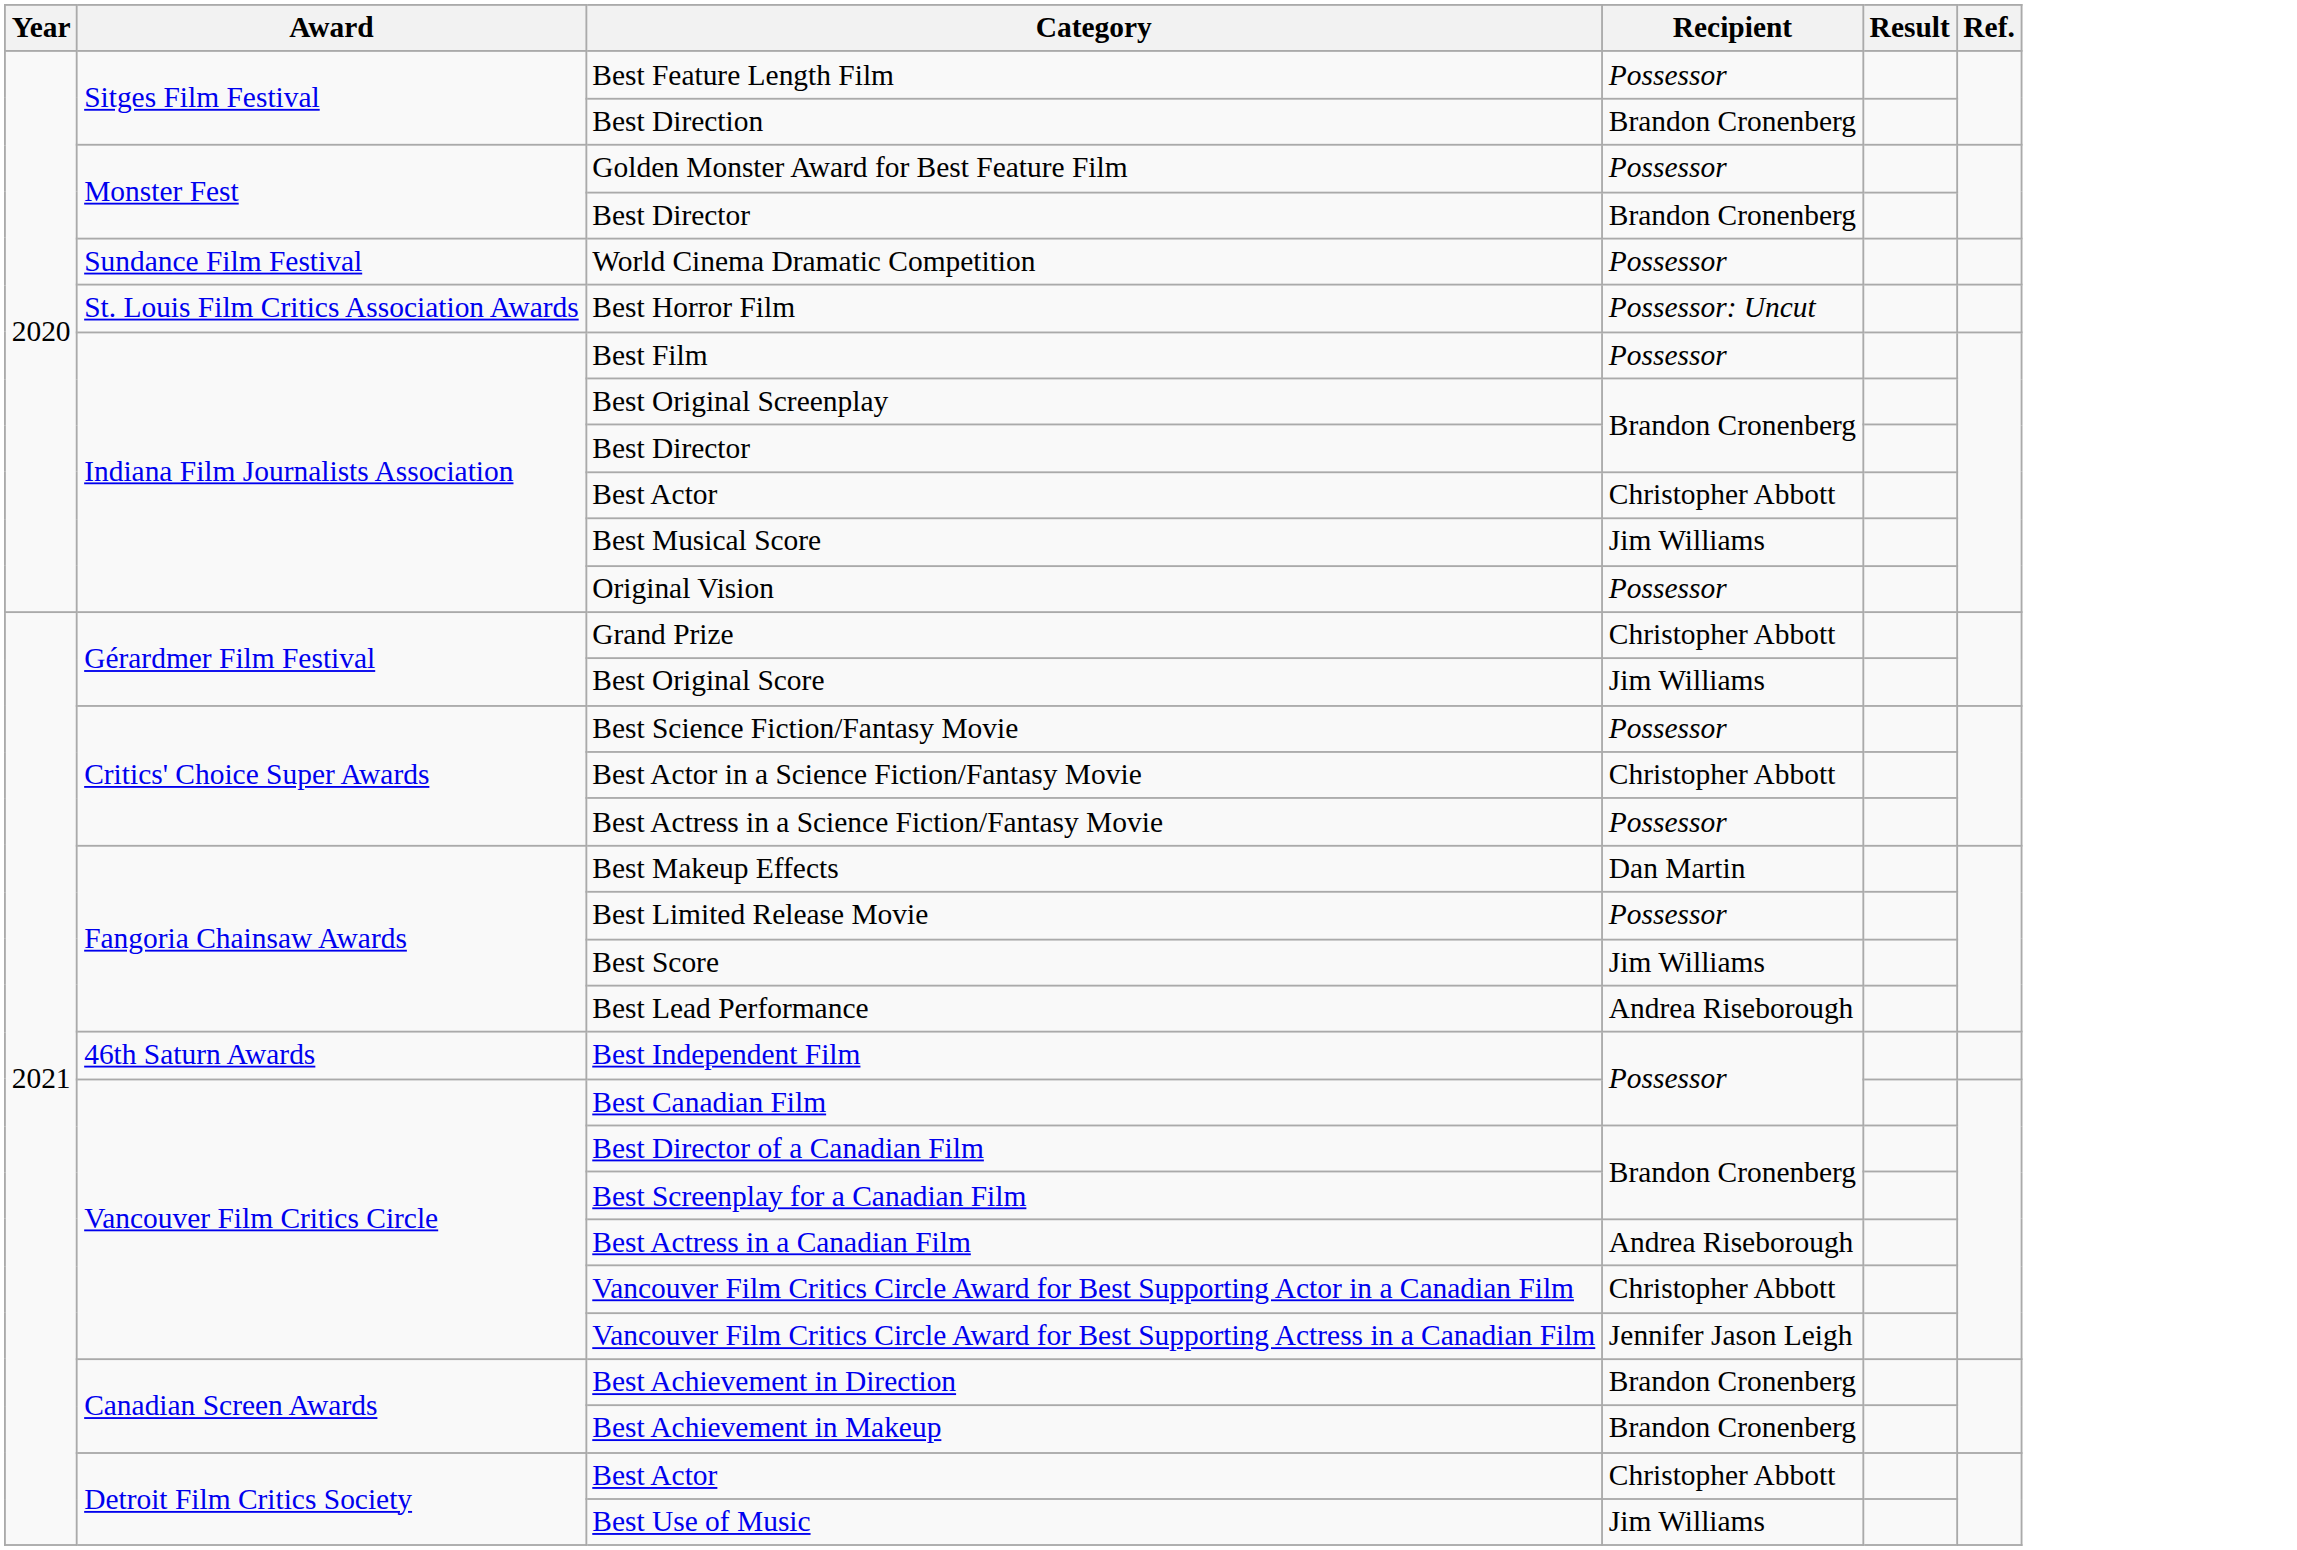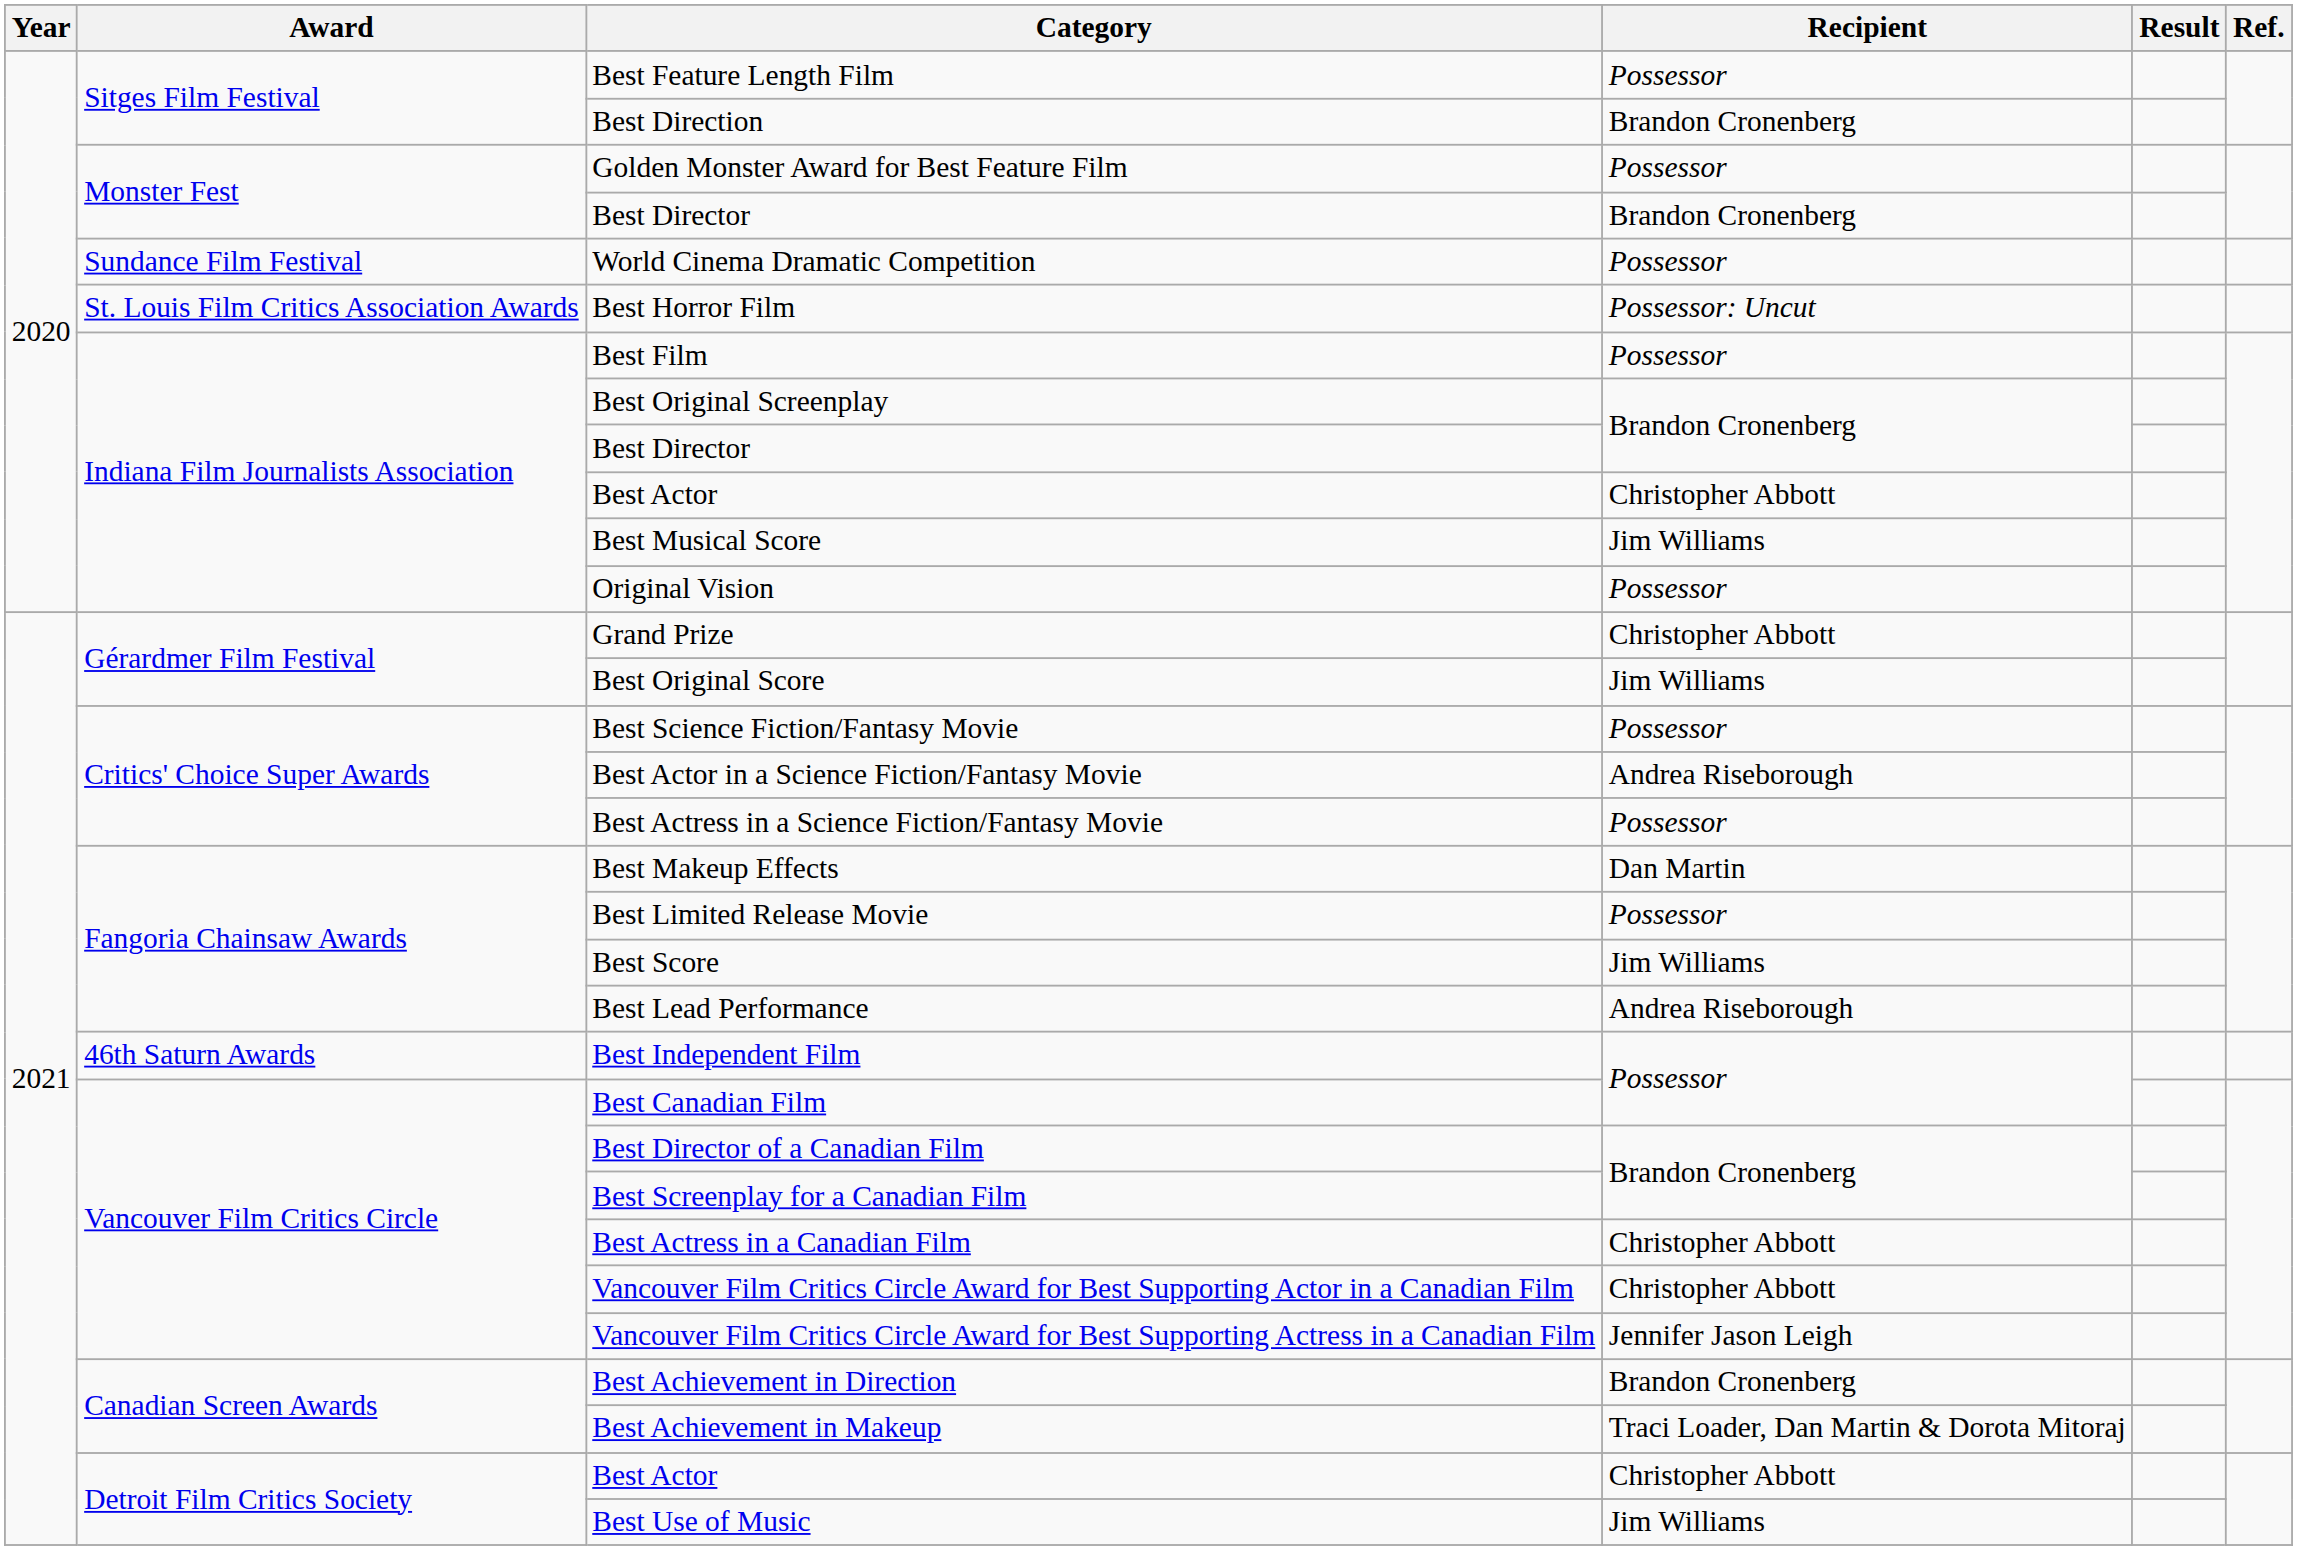(1722, 774) Christopher Abbott -> (1731, 774) Andrea Riseborough
(1731, 1241) Andrea Riseborough -> (1722, 1241) Christopher Abbott
(1732, 1428) Brandon Cronenberg -> (1867, 1428) Traci Loader, Dan Martin & Dorota Mitoraj
